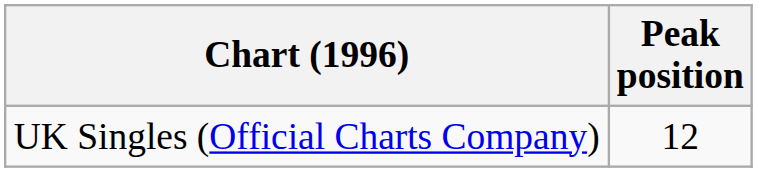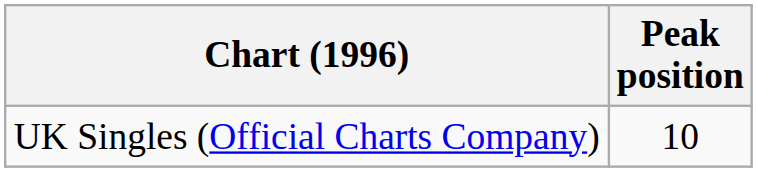(680, 135) 12 -> (680, 135) 10
